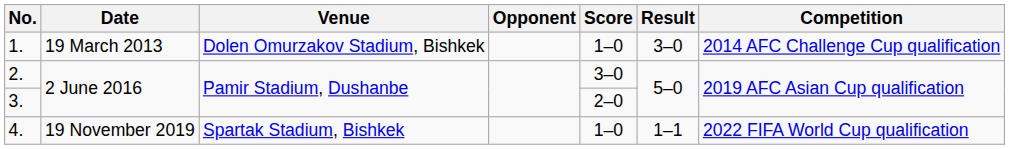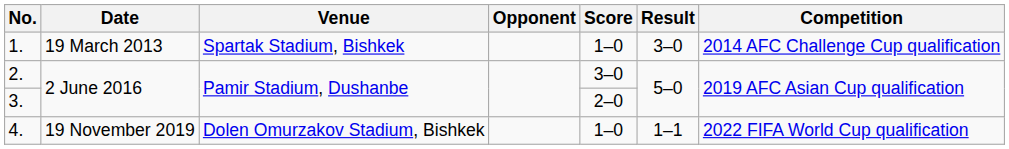(344, 46) Dolen Omurzakov Stadium, Bishkek -> (304, 46) Spartak Stadium, Bishkek
(304, 130) Spartak Stadium, Bishkek -> (344, 130) Dolen Omurzakov Stadium, Bishkek
